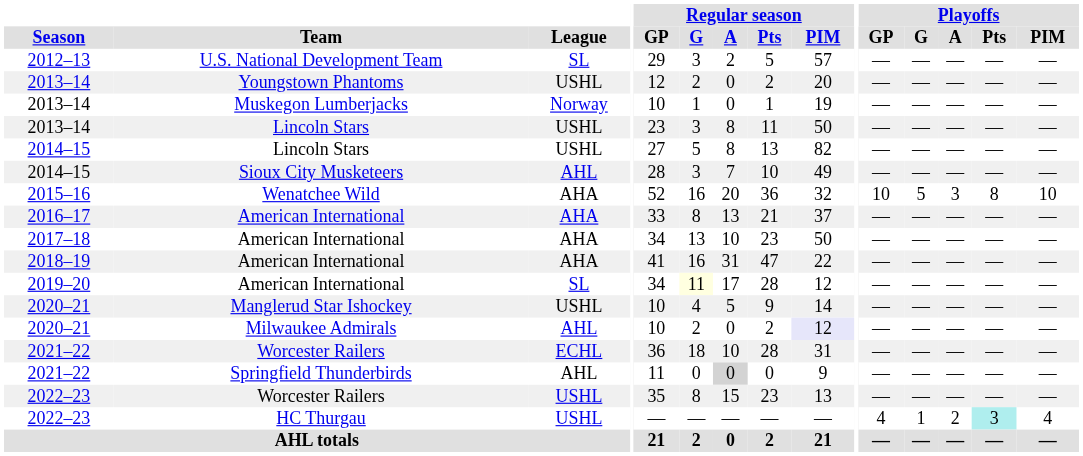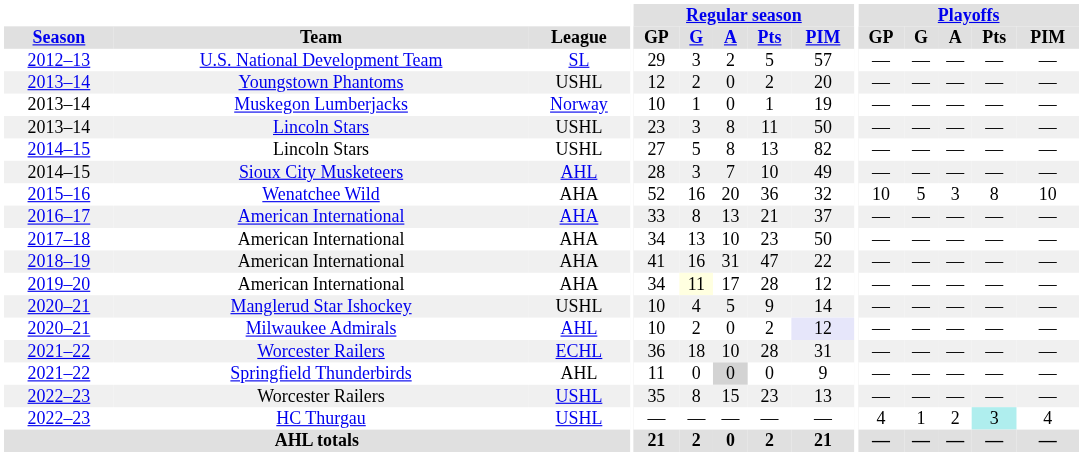(579, 283) SL -> (579, 283) AHA
